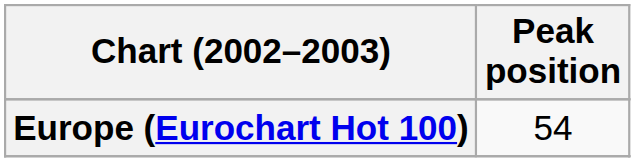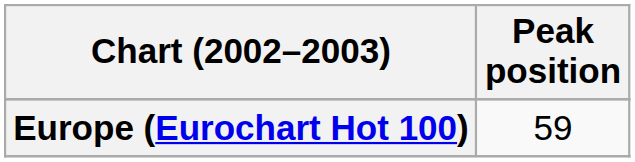(553, 127) 54 -> (553, 127) 59
